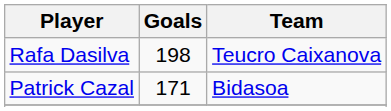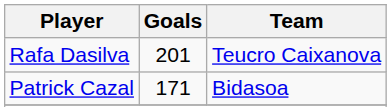(173, 54) 198 -> (173, 54) 201
